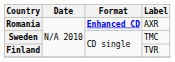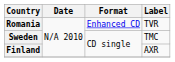(113, 24) bold -> (113, 24) normal
(151, 24) AXR -> (151, 24) TVR
(151, 50) TVR -> (151, 50) AXR
